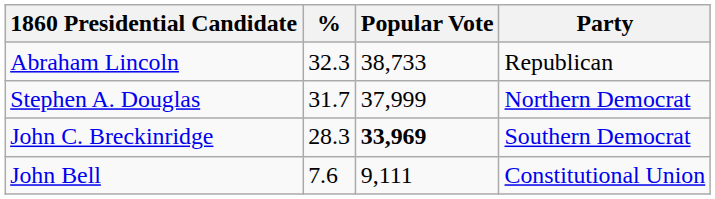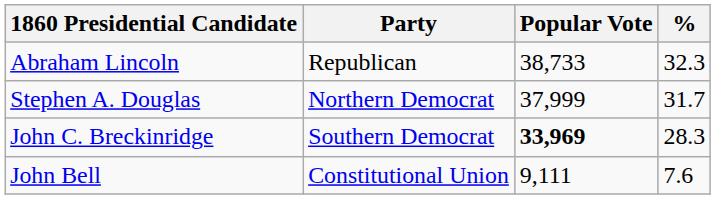columns swapped: (605, 23) <-> (329, 23)
